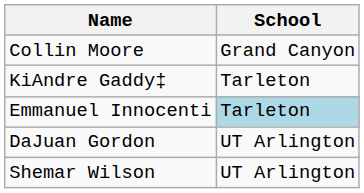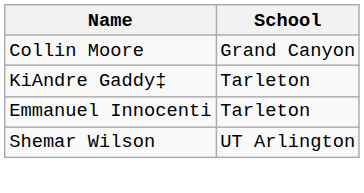(265, 112) lightblue background -> (265, 112) no background
- row: (82, 142)
